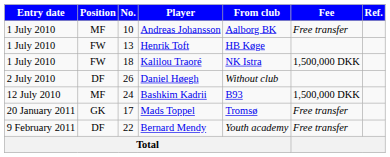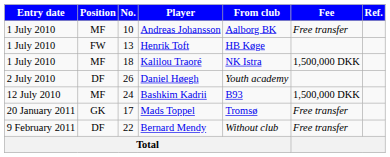(98, 62) FW -> (98, 62) MF
(252, 78) Without club -> (257, 78) Youth academy
(257, 128) Youth academy -> (252, 128) Without club
